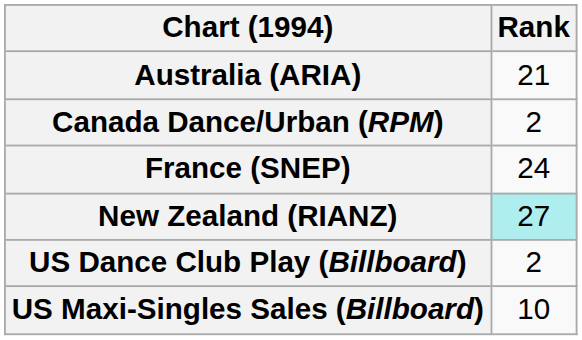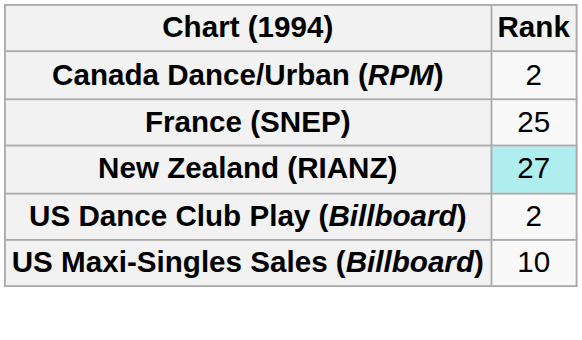- row: (248, 74)
(534, 168) 24 -> (534, 121) 25
